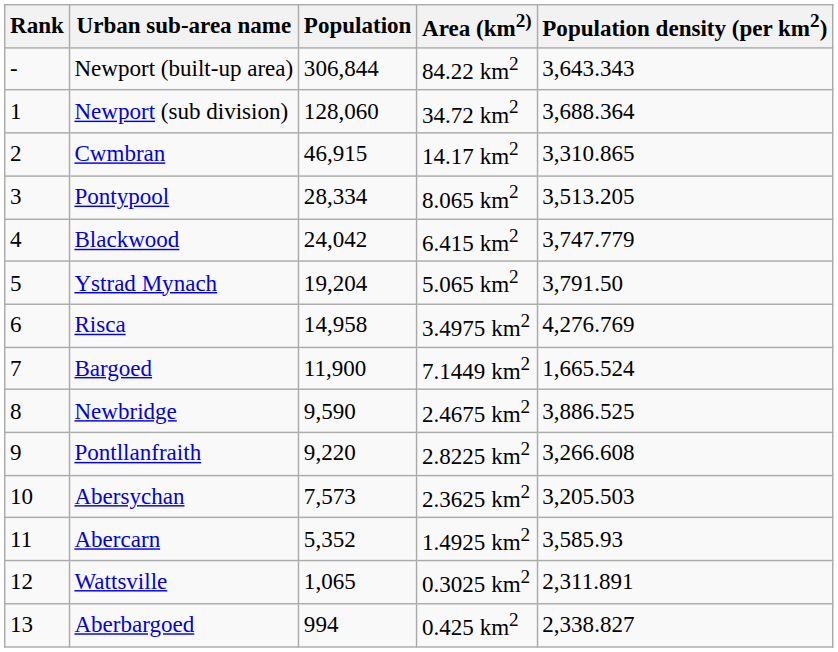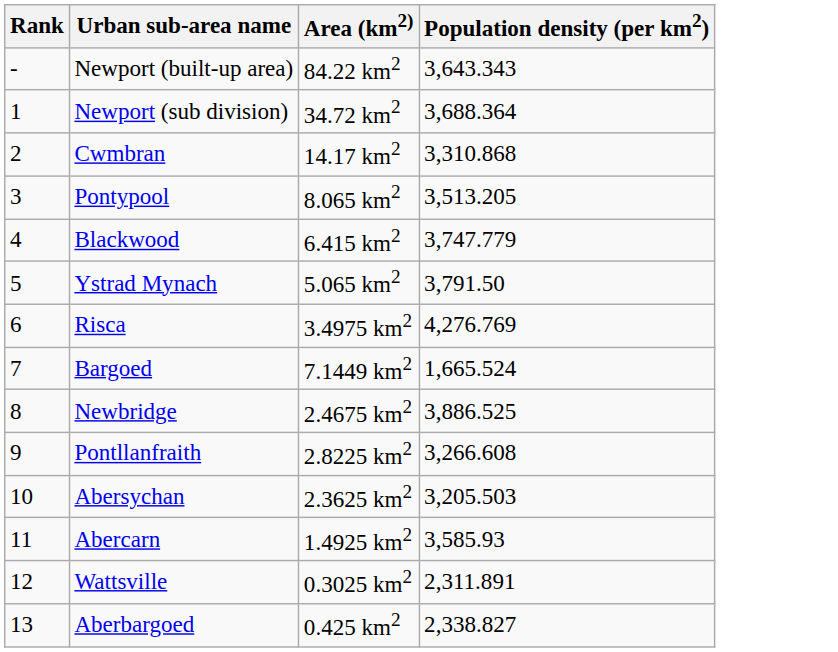- column: (358, 25)
(588, 154) 3,310.865 -> (470, 154) 3,310.868
